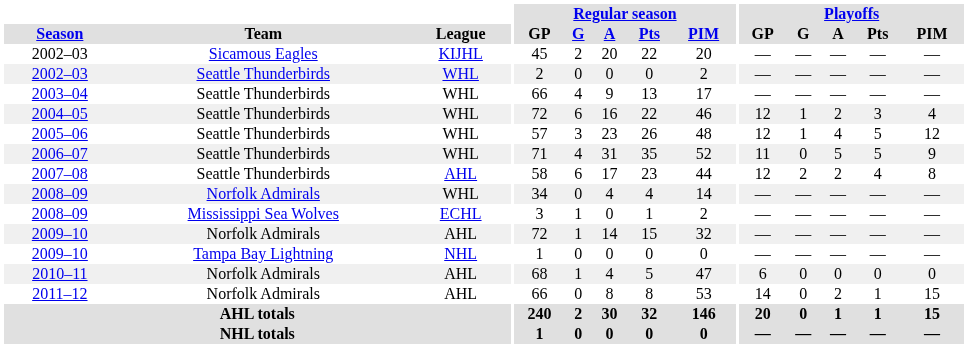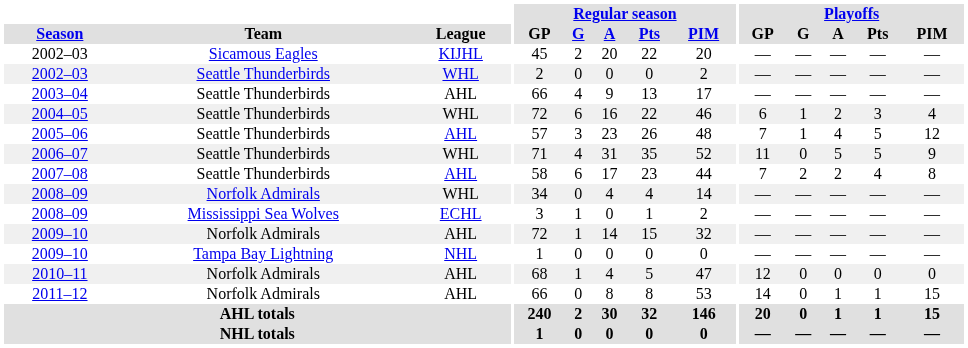(461, 94) WHL -> (461, 94) AHL
(763, 114) 12 -> (763, 114) 6
(461, 134) WHL -> (461, 134) AHL
(763, 134) 12 -> (763, 134) 7
(763, 174) 12 -> (763, 174) 7
(763, 274) 6 -> (763, 274) 12
(838, 294) 2 -> (838, 294) 1
